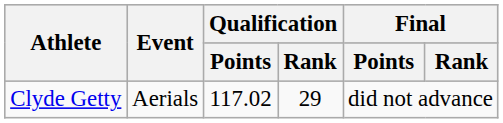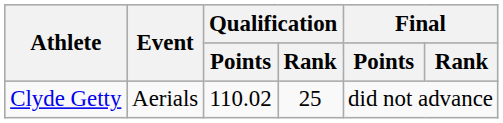(241, 99) 117.02 -> (241, 99) 110.02
(310, 99) 29 -> (310, 99) 25
